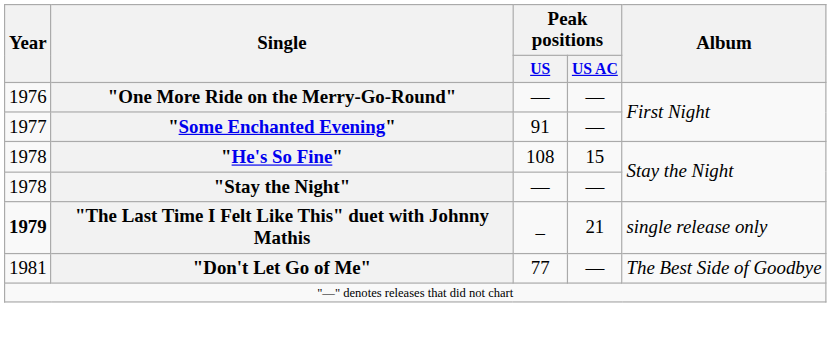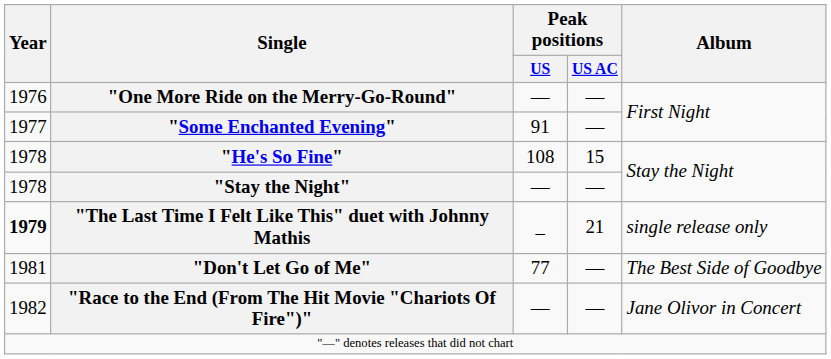+ row: (282, 308)
